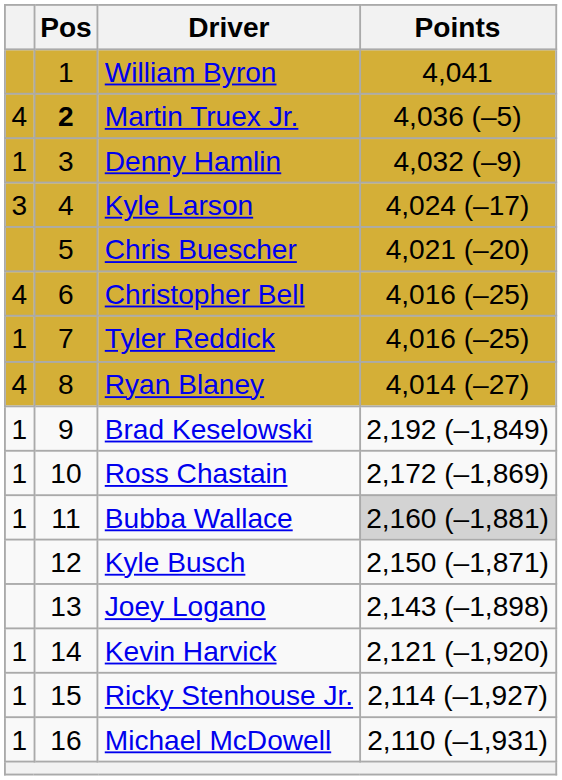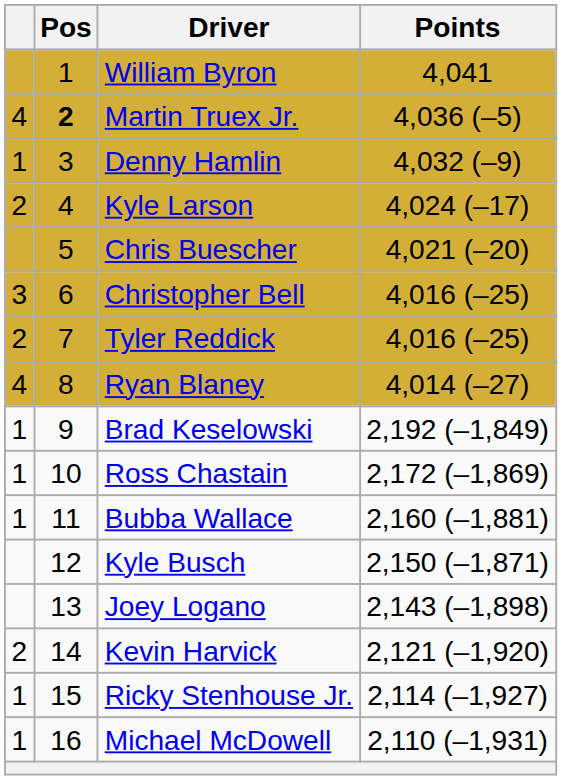(19, 205) 3 -> (19, 205) 2
(19, 294) 4 -> (19, 294) 3
(19, 339) 1 -> (19, 339) 2
(458, 517) lightgrey background -> (458, 517) no background
(19, 651) 1 -> (19, 651) 2
